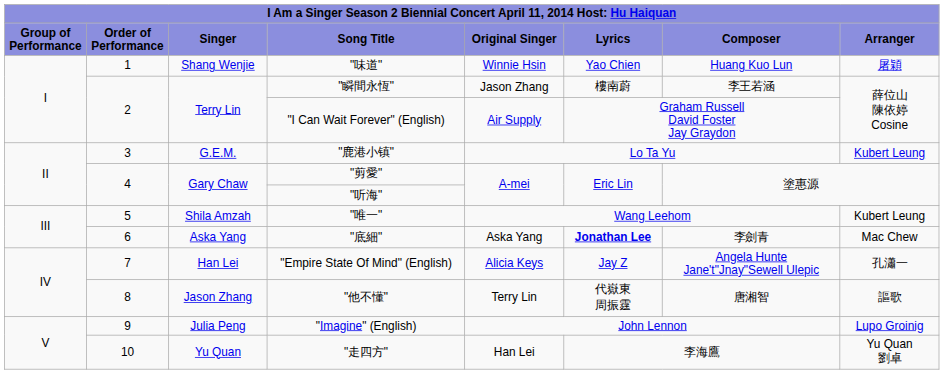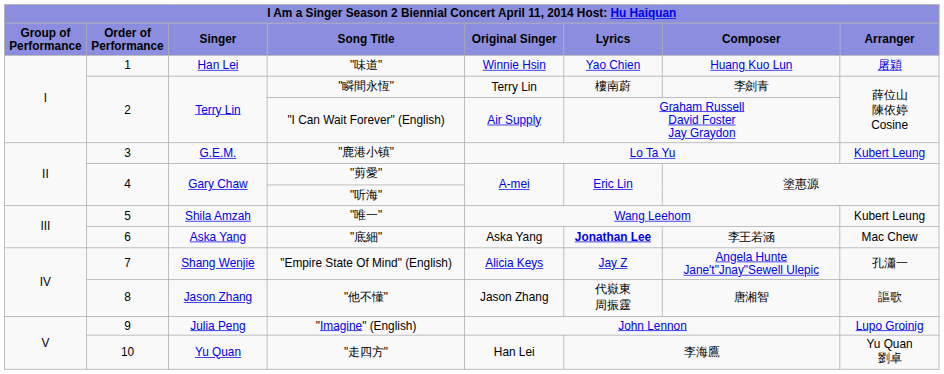(218, 65) Shang Wenjie -> (218, 65) Han Lei
(514, 86) Jason Zhang -> (514, 86) Terry Lin
(751, 86) 李王若涵 -> (751, 86) 李劍青
(751, 236) 李劍青 -> (751, 236) 李王若涵
(218, 263) Han Lei -> (218, 263) Shang Wenjie
(514, 298) Terry Lin -> (514, 298) Jason Zhang
